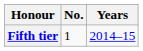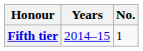columns swapped: (74, 14) <-> (112, 14)
